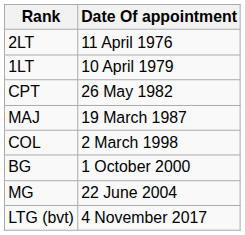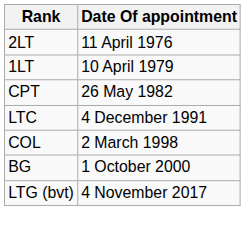- row: (24, 117)
+ row: (23, 117)
- row: (21, 192)
